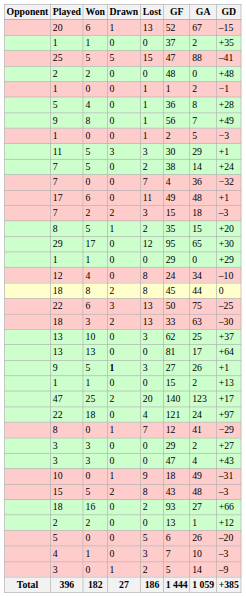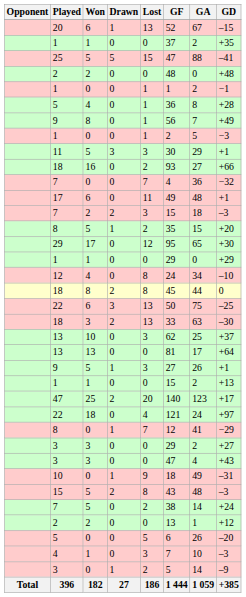rows swapped: (58, 507) <-> (55, 167)
(112, 368) bold -> (112, 368) normal
